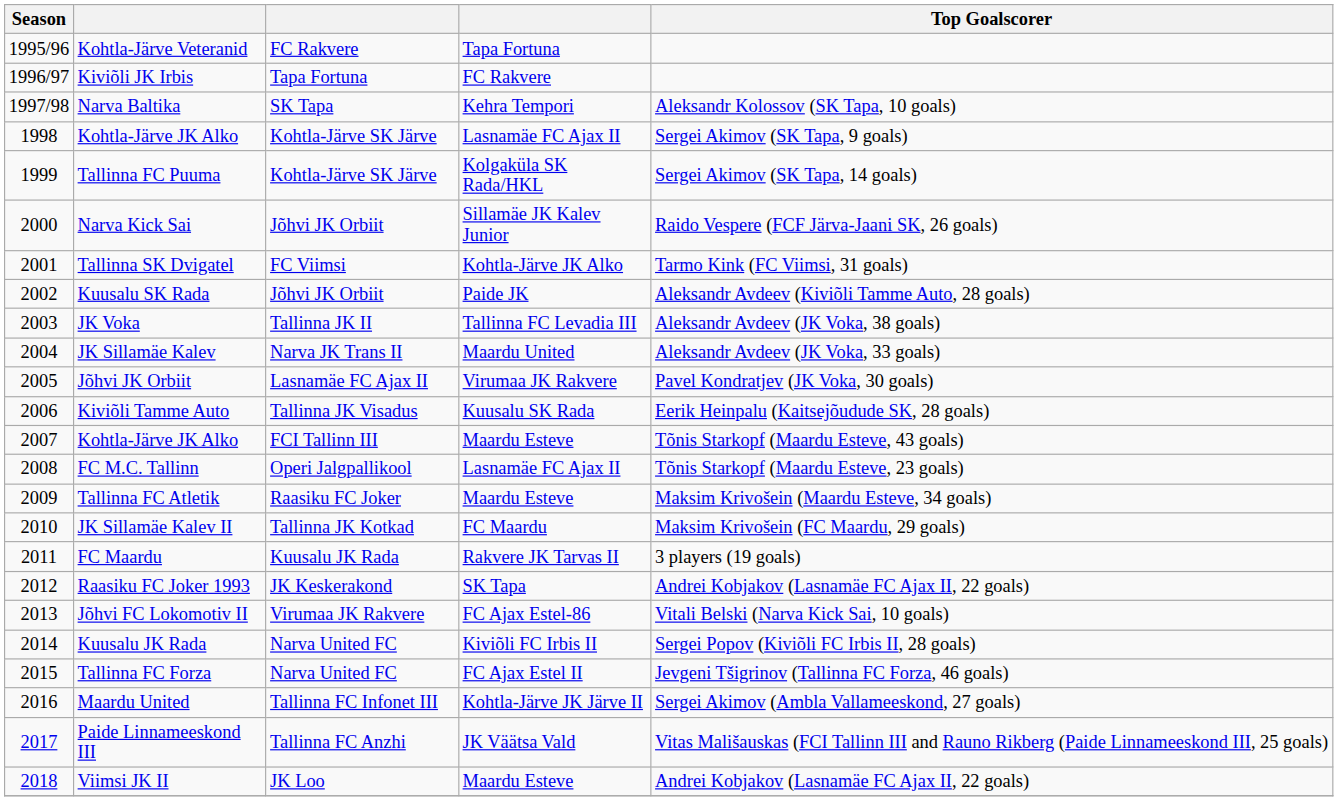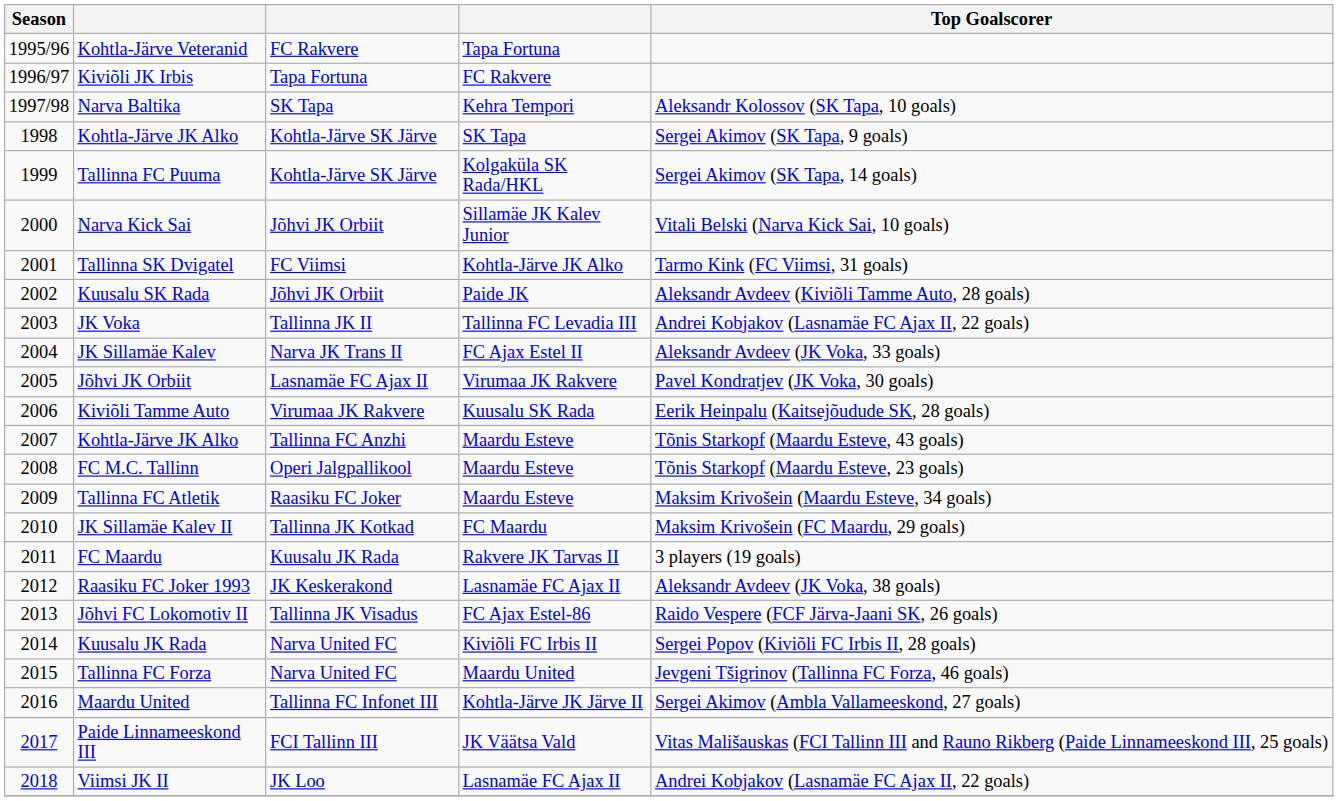(542, 135) Lasnamäe FC Ajax II -> (494, 135) SK Tapa
(826, 225) Raido Vespere (FCF Järva-Jaani SK, 26 goals) -> (802, 225) Vitali Belski (Narva Kick Sai, 10 goals)
(798, 323) Aleksandr Avdeev (JK Voka, 38 goals) -> (842, 323) Andrei Kobjakov (Lasnamäe FC Ajax II, 22 goals)
(519, 352) Maardu United -> (523, 352) FC Ajax Estel II
(344, 410) Tallinna JK Visadus -> (347, 410) Virumaa JK Rakvere
(324, 439) FCI Tallinn III -> (338, 439) Tallinna FC Anzhi
(542, 469) Lasnamäe FC Ajax II -> (518, 469) Maardu Esteve
(494, 585) SK Tapa -> (542, 585) Lasnamäe FC Ajax II
(842, 585) Andrei Kobjakov (Lasnamäe FC Ajax II, 22 goals) -> (798, 585) Aleksandr Avdeev (JK Voka, 38 goals)
(347, 614) Virumaa JK Rakvere -> (344, 614) Tallinna JK Visadus
(802, 614) Vitali Belski (Narva Kick Sai, 10 goals) -> (826, 614) Raido Vespere (FCF Järva-Jaani SK, 26 goals)
(523, 673) FC Ajax Estel II -> (519, 673) Maardu United
(338, 742) Tallinna FC Anzhi -> (324, 742) FCI Tallinn III
(518, 781) Maardu Esteve -> (542, 781) Lasnamäe FC Ajax II
